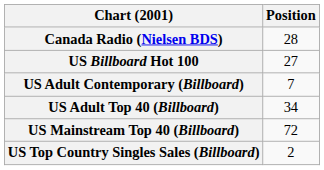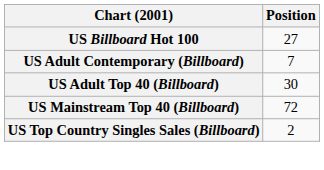- row: (134, 38)
(291, 107) 34 -> (291, 84) 30
